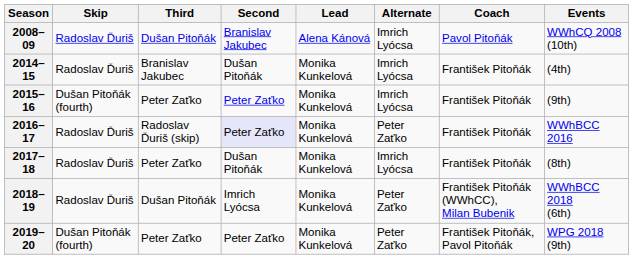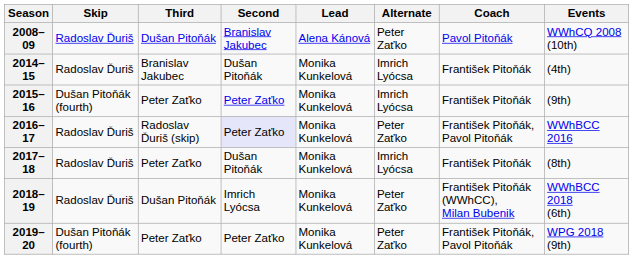(395, 38) Imrich Lyócsa -> (392, 38) Peter Zaťko
(487, 132) František Pitoňák -> (488, 132) František Pitoňák, Pavol Pitoňák
